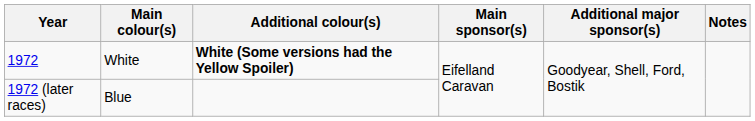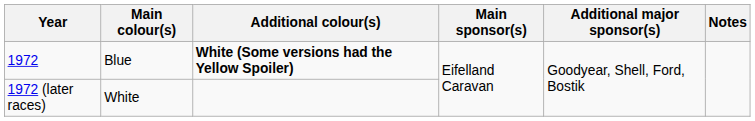(122, 60) White -> (118, 60) Blue
(118, 97) Blue -> (122, 97) White
